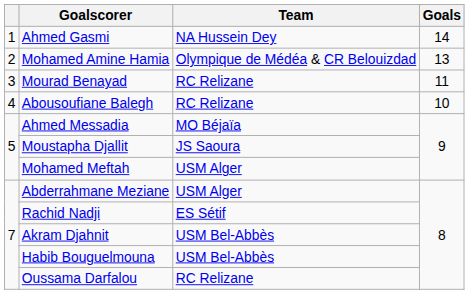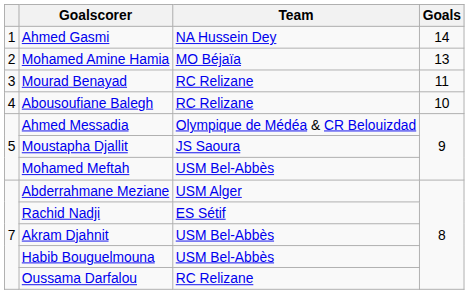(296, 59) Olympique de Médéa & CR Belouizdad -> (208, 59) MO Béjaïa
(208, 125) MO Béjaïa -> (296, 125) Olympique de Médéa & CR Belouizdad
(209, 169) USM Alger -> (225, 169) USM Bel-Abbès
